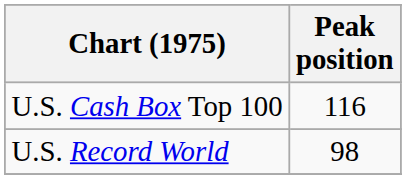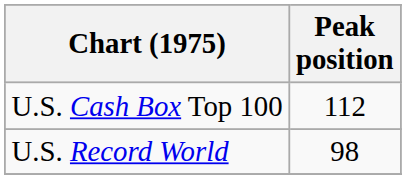(345, 105) 116 -> (345, 105) 112
